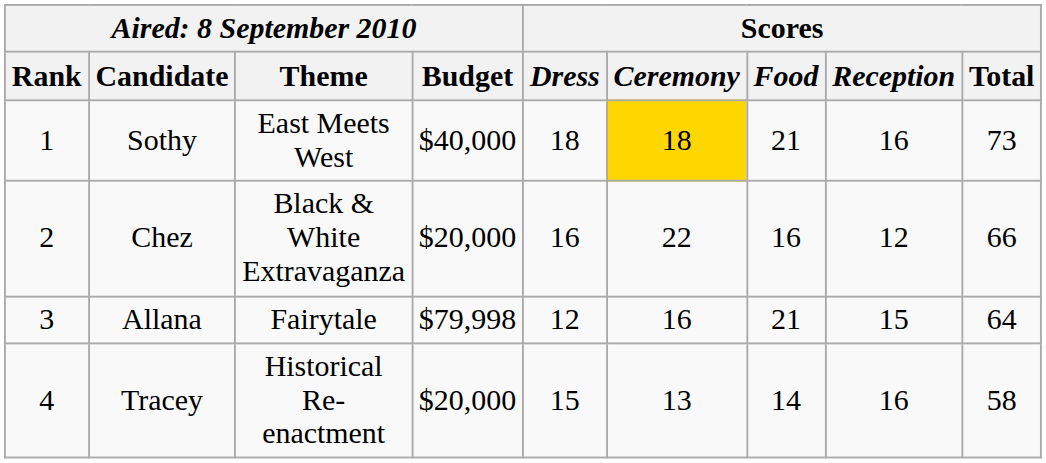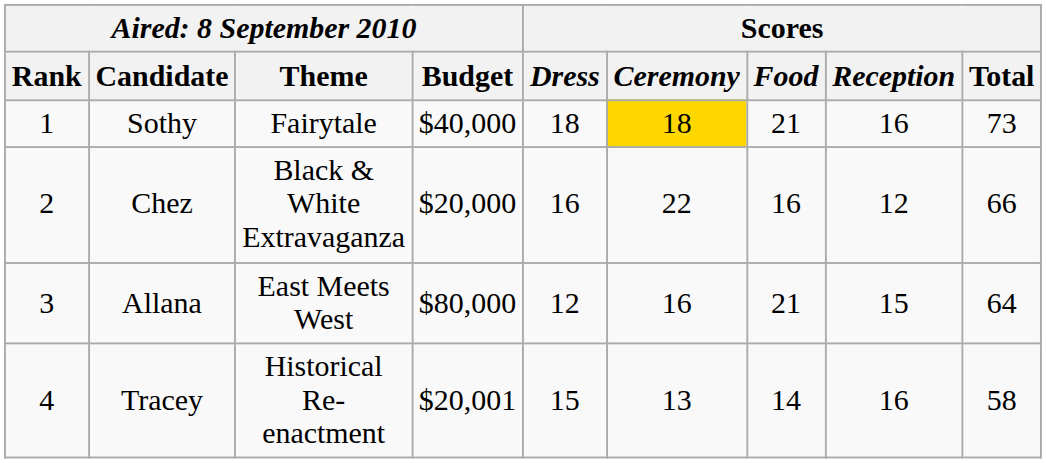(324, 139) East Meets West -> (324, 123) Fairytale
(324, 319) Fairytale -> (324, 302) East Meets West
(467, 319) $79,998 -> (467, 302) $80,000
(467, 400) $20,000 -> (467, 400) $20,001
